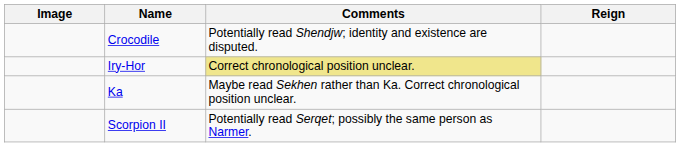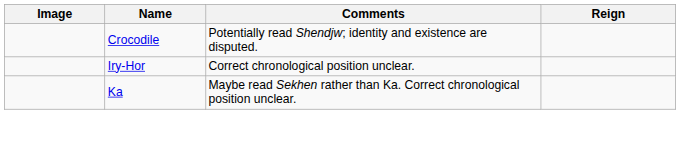(312, 66) khaki background -> (312, 66) no background
- row: (137, 125)
